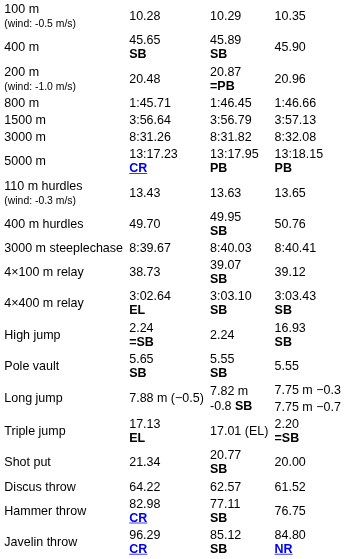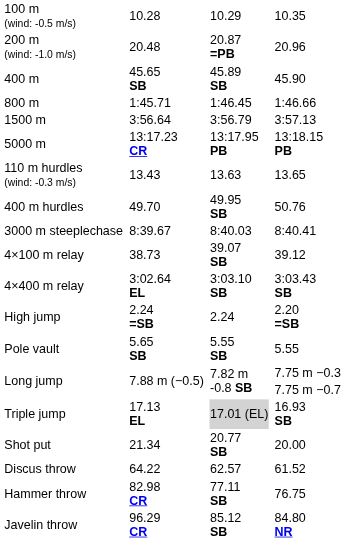rows swapped: (40, 78) <-> (22, 47)
- row: (25, 137)
(290, 334) 16.93 SB -> (287, 317) 2.20 =SB
(239, 431) no background -> (239, 414) lightgrey background
(287, 431) 2.20 =SB -> (290, 414) 16.93 SB
